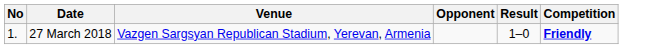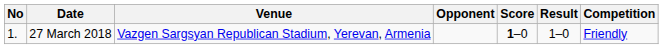+ column: (517, 14)
(567, 33) bold -> (605, 33) normal
